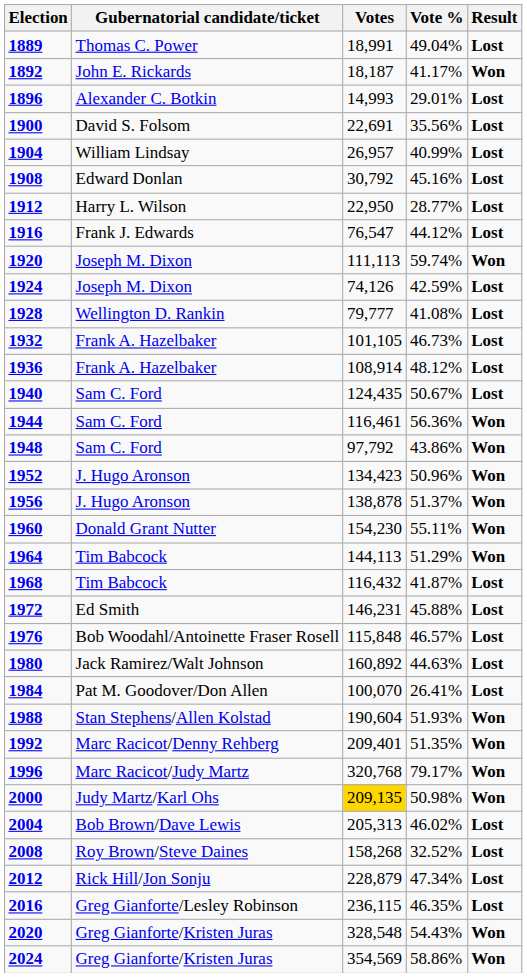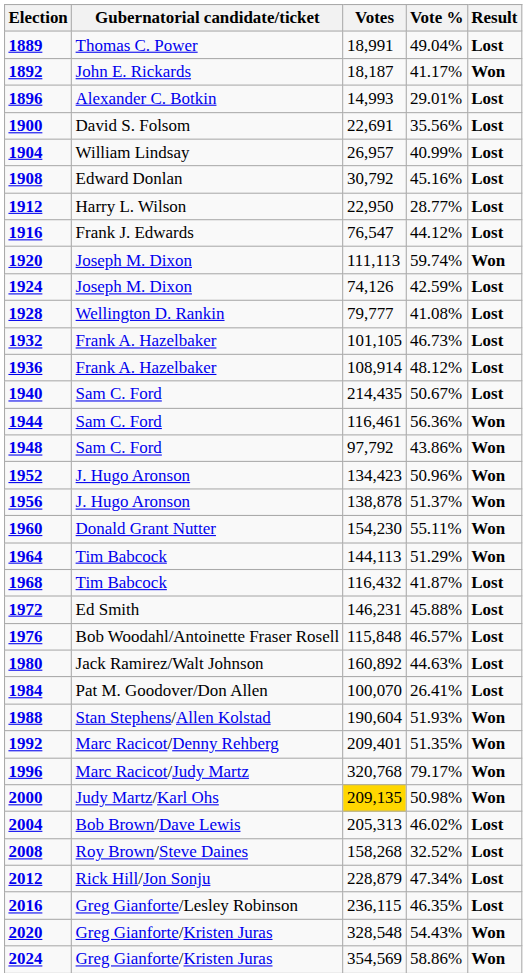(375, 394) 124,435 -> (375, 394) 214,435
